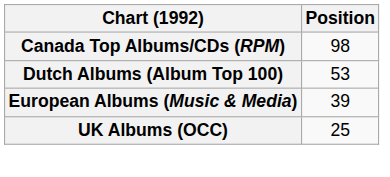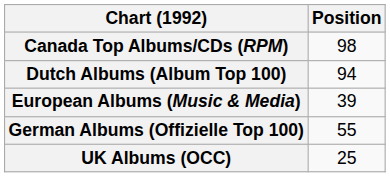(340, 74) 53 -> (347, 74) 94
+ row: (156, 130)
